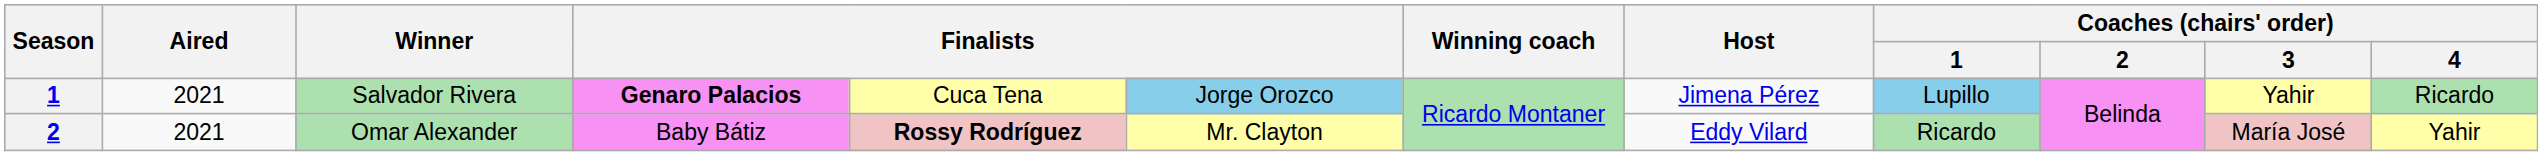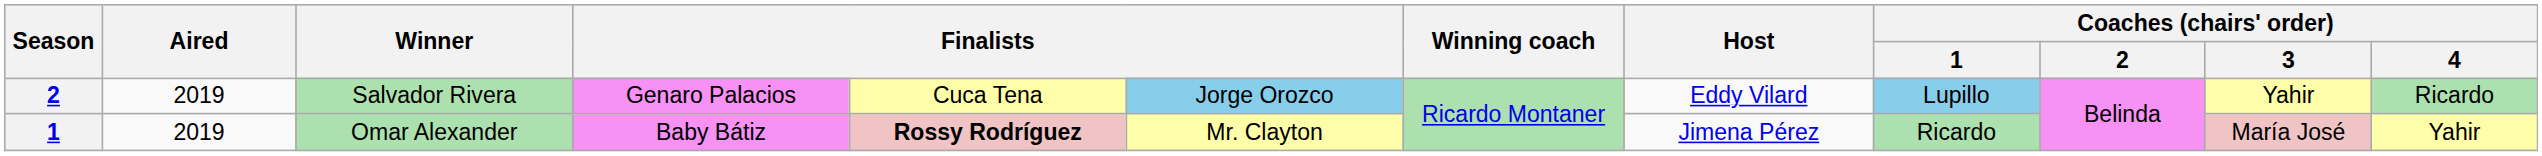(53, 96) 1 -> (53, 96) 2
(199, 96) 2021 -> (199, 96) 2019
(711, 96) bold -> (711, 96) normal
(1749, 96) Jimena Pérez -> (1749, 96) Eddy Vilard
(53, 133) 2 -> (53, 133) 1
(199, 133) 2021 -> (199, 133) 2019
(1749, 133) Eddy Vilard -> (1749, 133) Jimena Pérez
